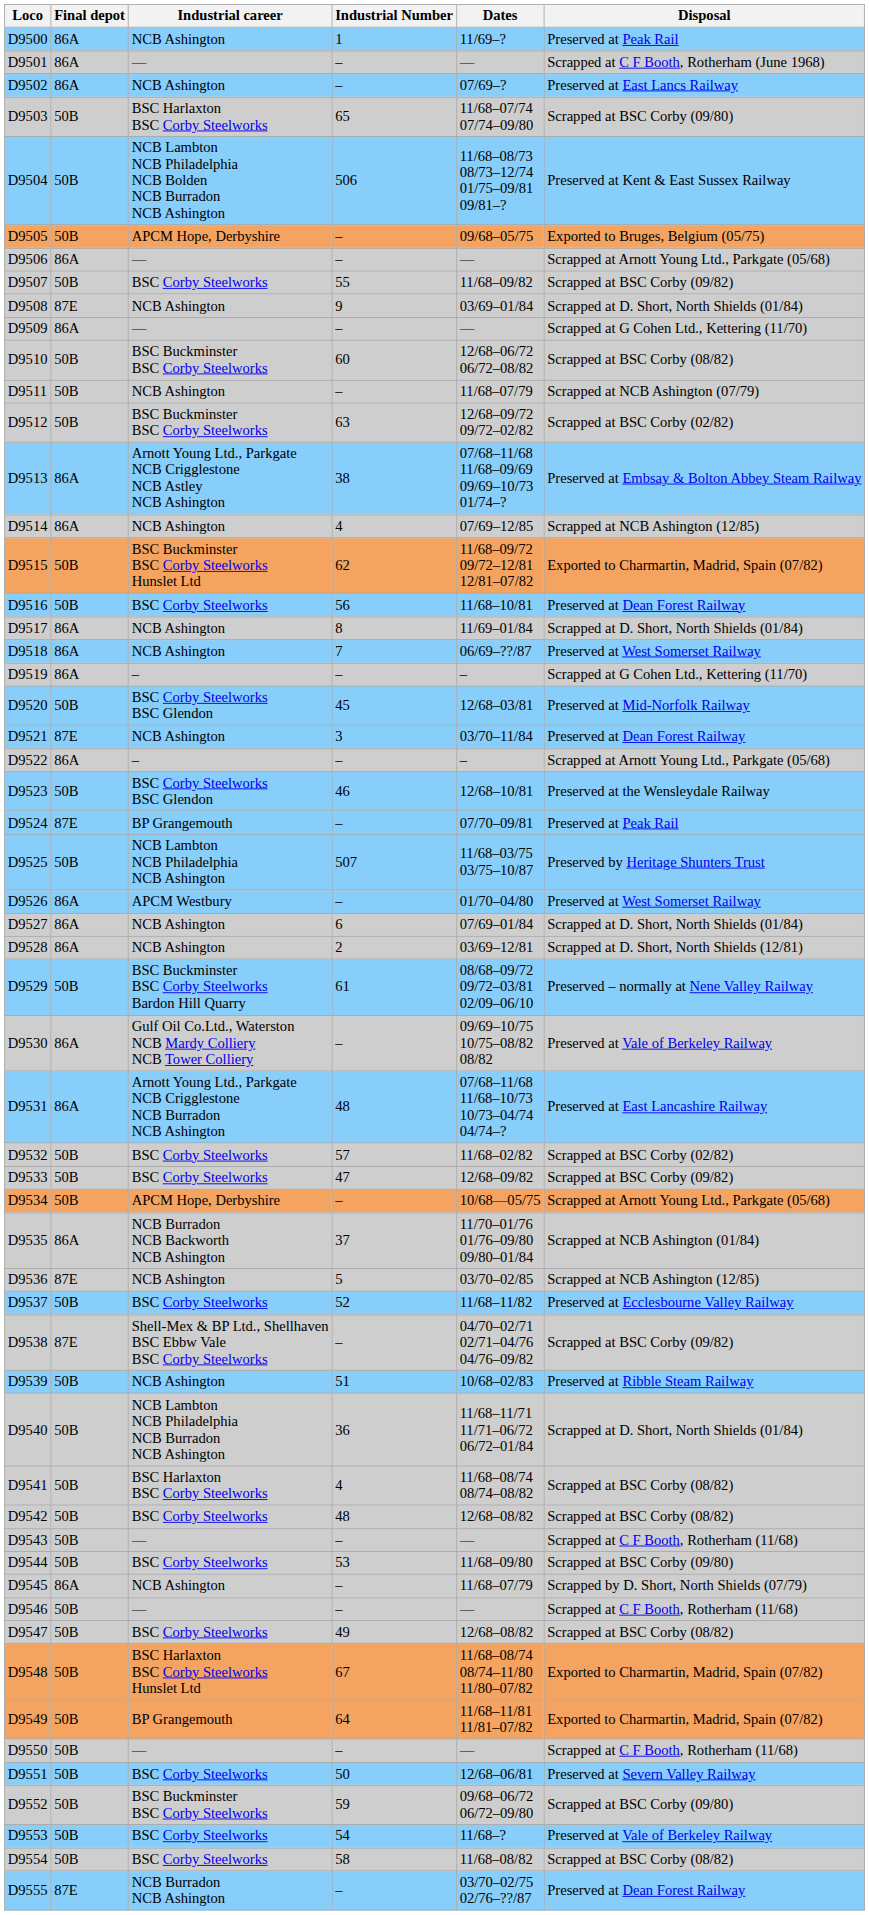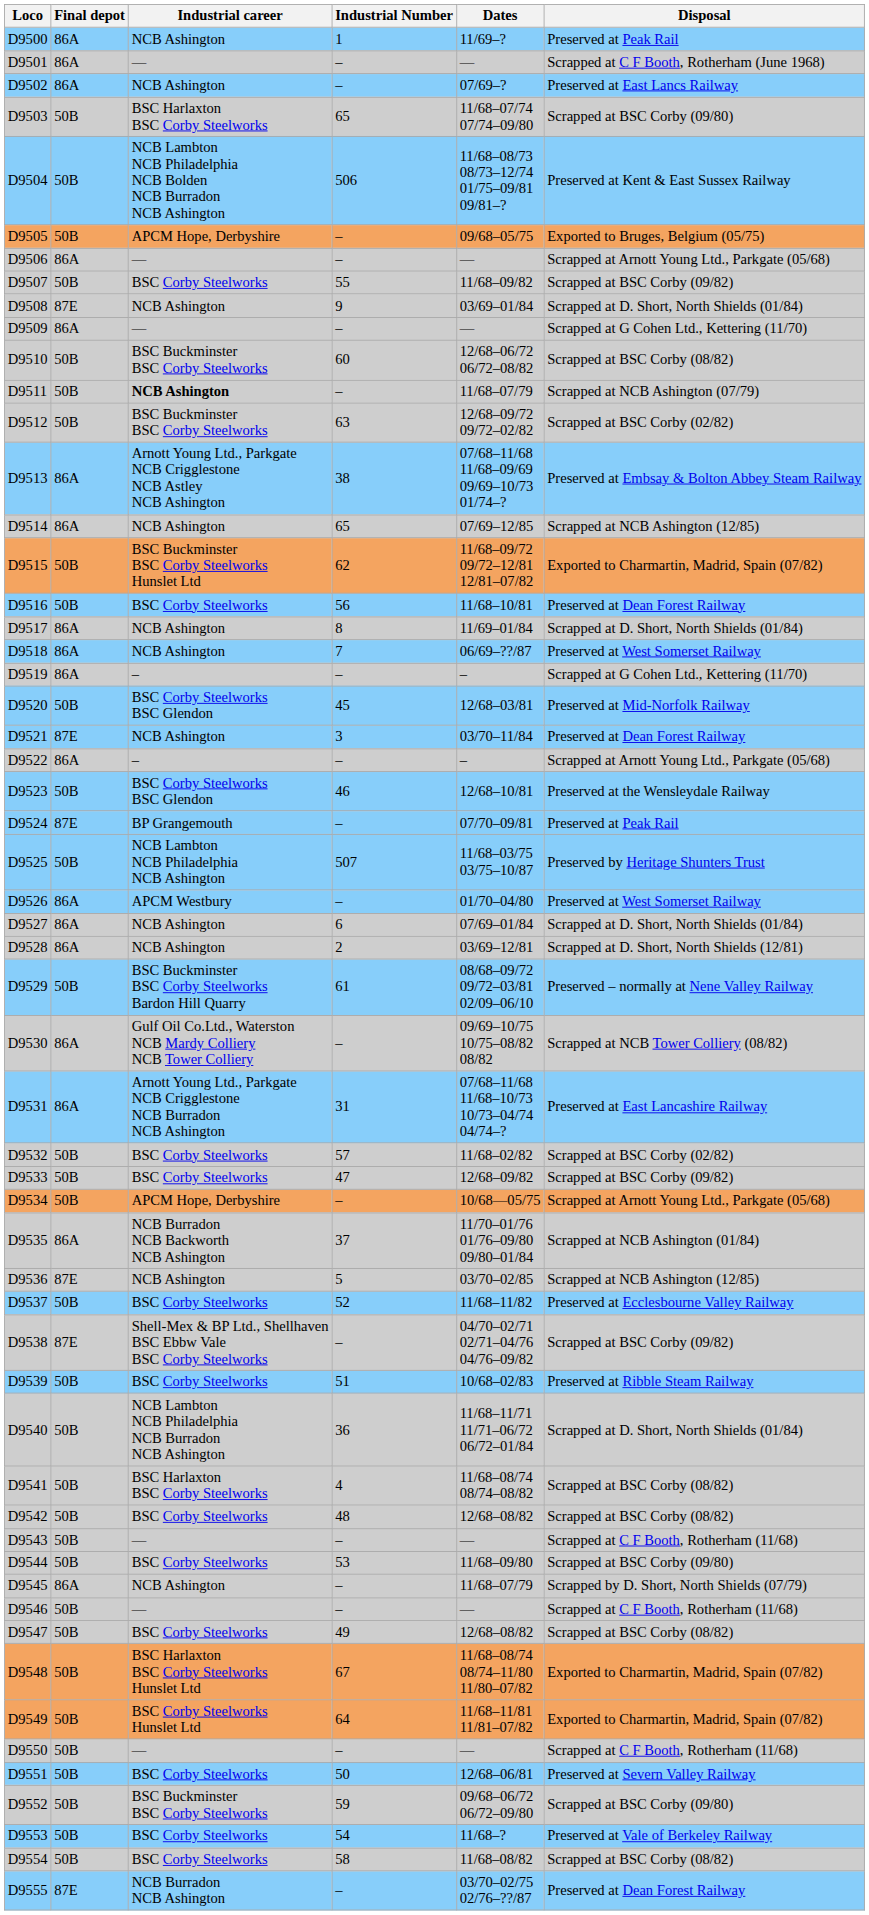(178, 391) normal -> (180, 391) bold
(339, 526) 4 -> (342, 526) 65
(660, 1043) Preserved at Vale of Berkeley Railway -> (667, 1043) Scrapped at NCB Tower Colliery (08/82)
(342, 1107) 48 -> (342, 1107) 31
(178, 1381) NCB Ashington -> (200, 1381) BSC Corby Steelworks
(182, 1719) BP Grangemouth -> (200, 1719) BSC Corby Steelworks Hunslet Ltd
